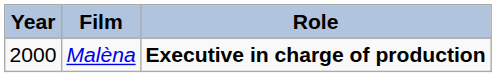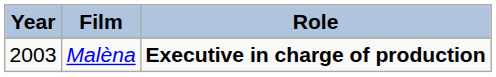(33, 55) 2000 -> (33, 55) 2003
